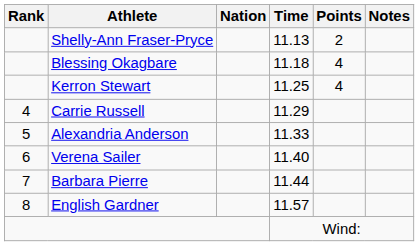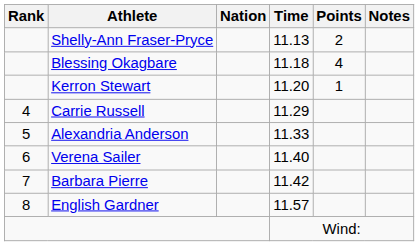(291, 87) 11.25 -> (291, 87) 11.20
(339, 87) 4 -> (339, 87) 1
(291, 181) 11.44 -> (291, 181) 11.42
